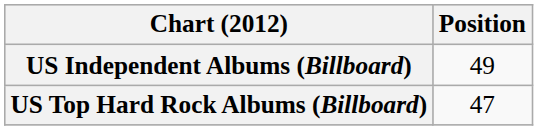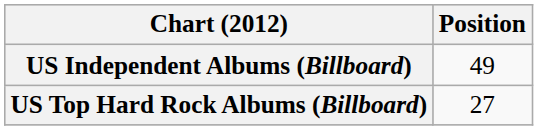(482, 104) 47 -> (482, 104) 27
